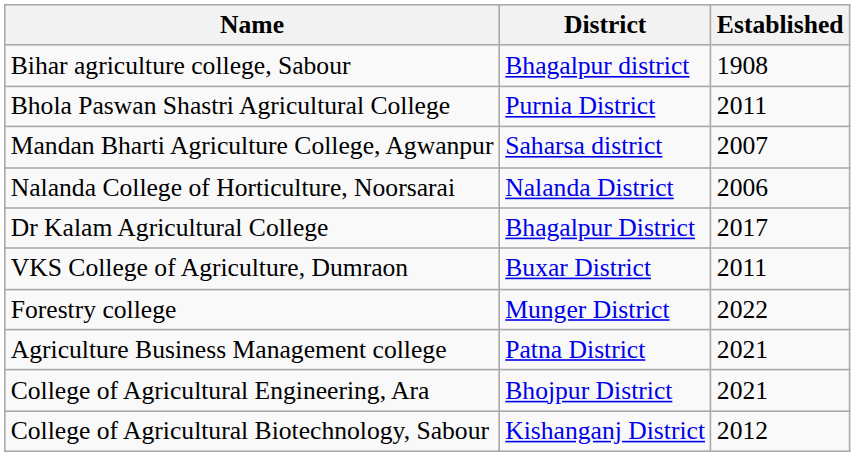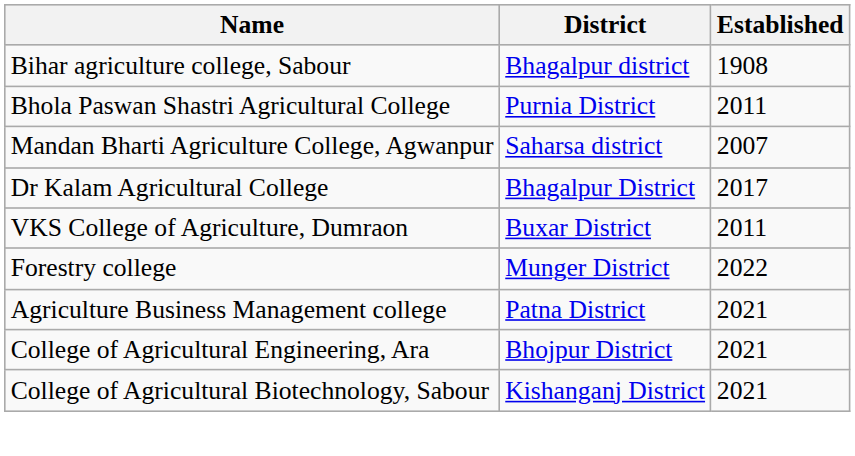- row: (233, 187)
(742, 430) 2012 -> (742, 390) 2021
